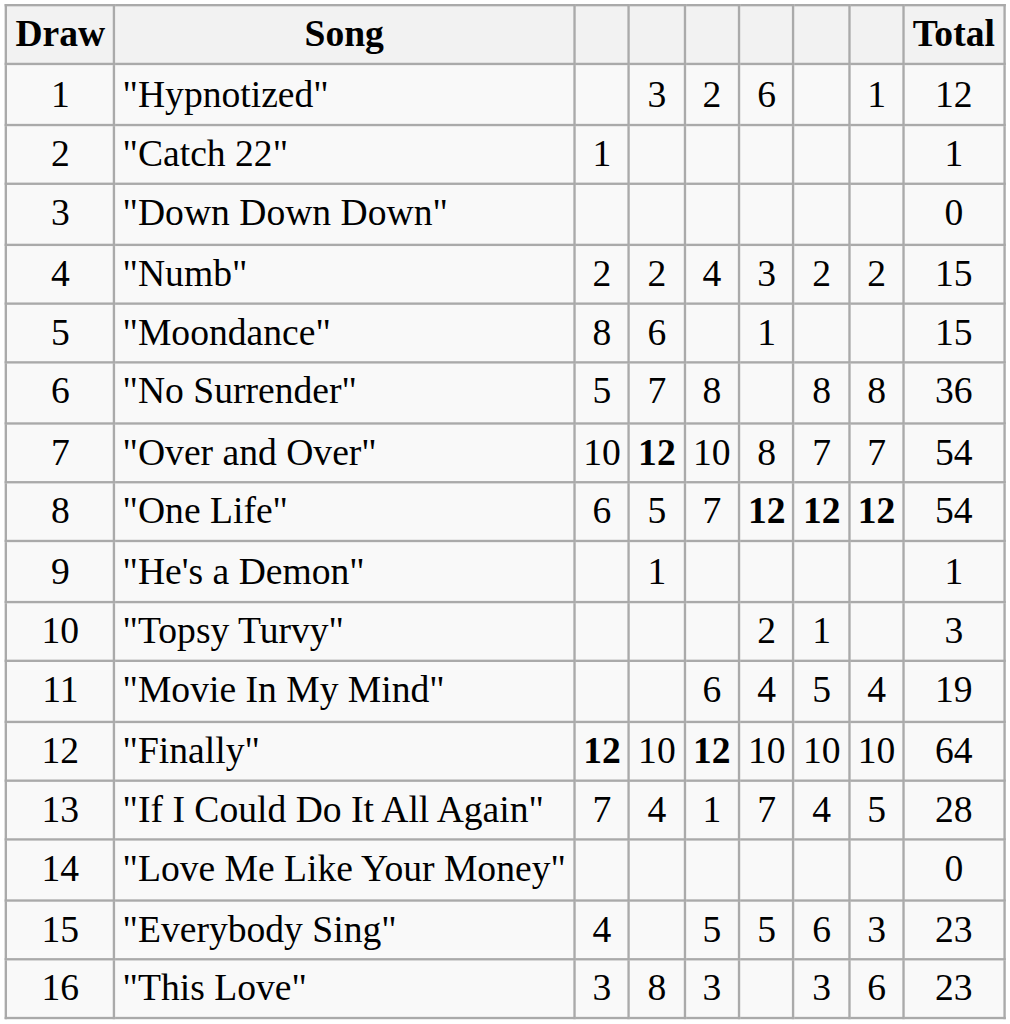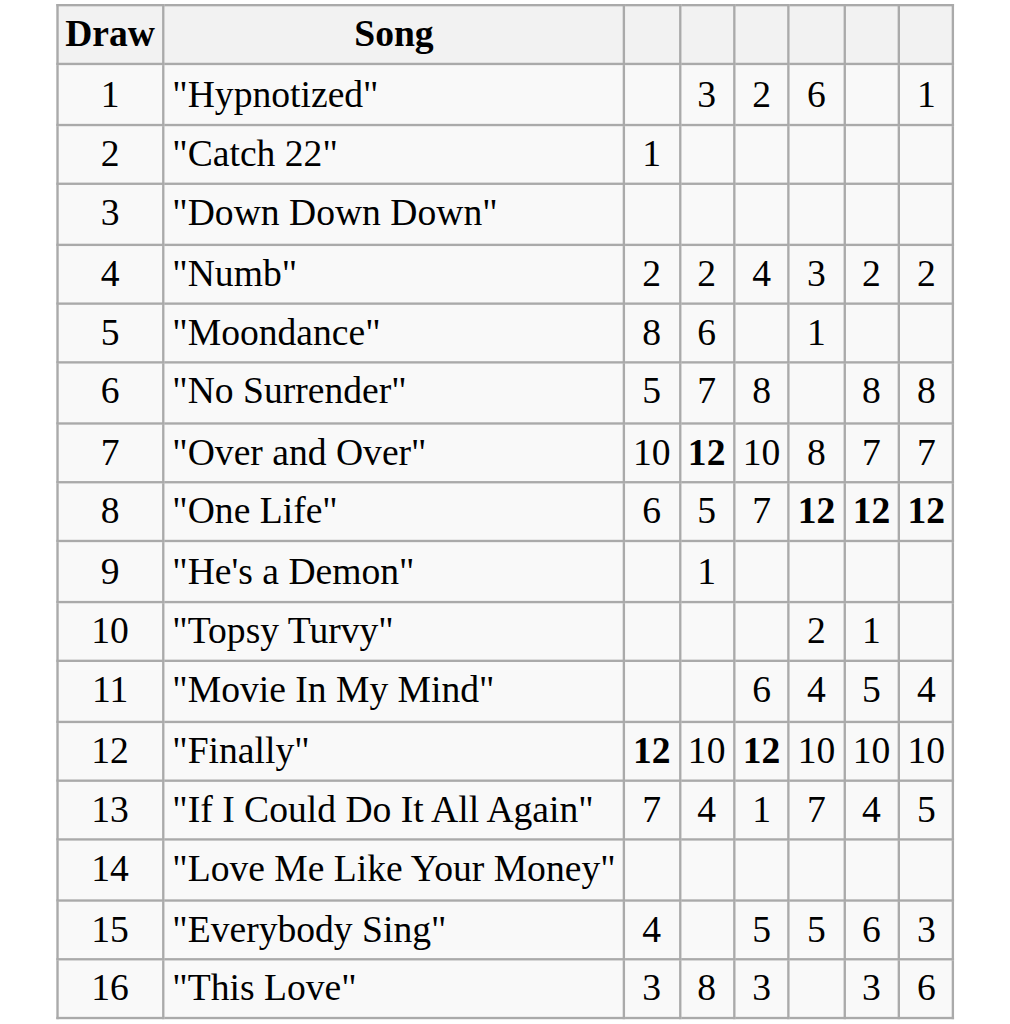- column: (954, 34)
